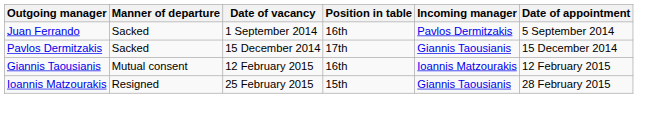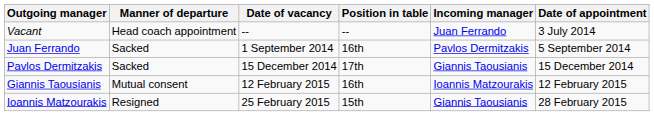+ row: (24, 31)
